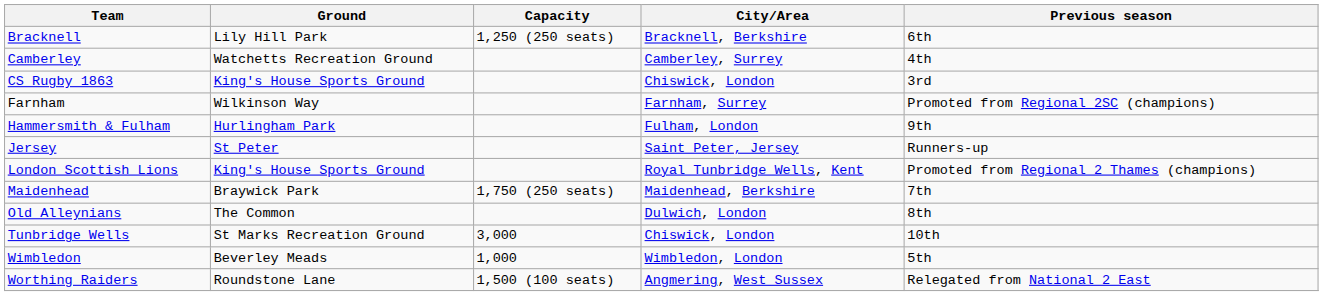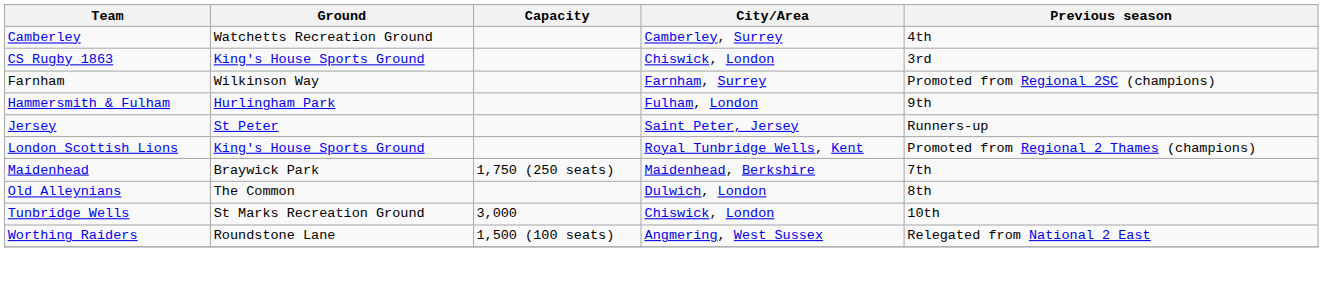- row: (44, 38)
- row: (44, 258)
